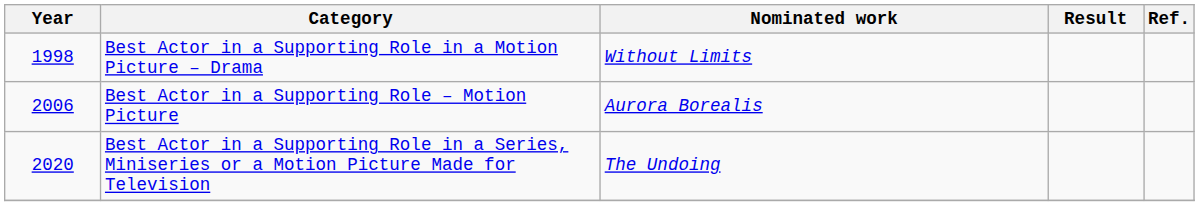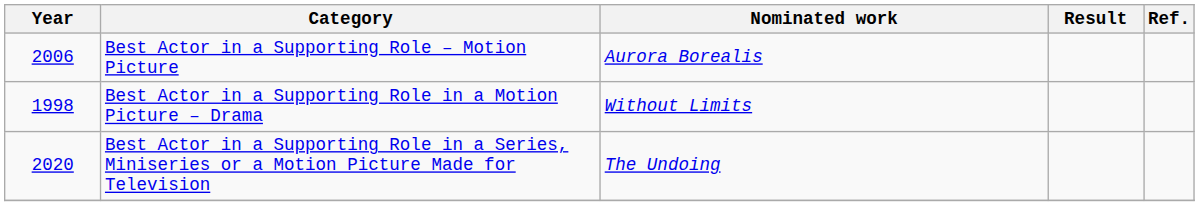rows swapped: (331, 58) <-> (316, 107)
